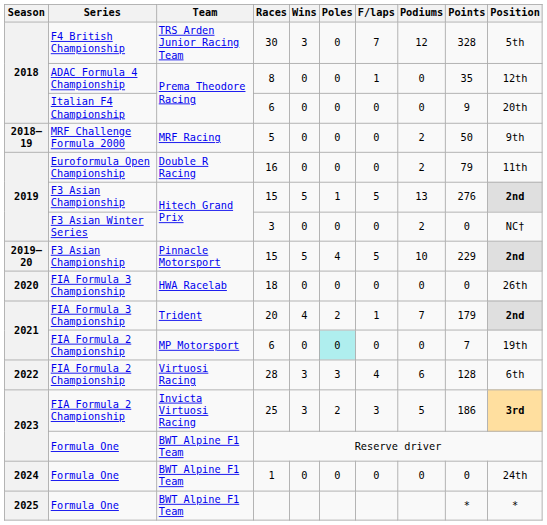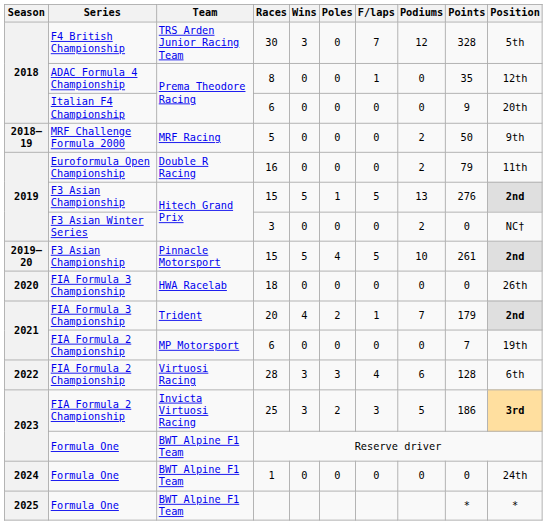(467, 256) 229 -> (467, 256) 261
(337, 345) paleturquoise background -> (337, 345) no background
